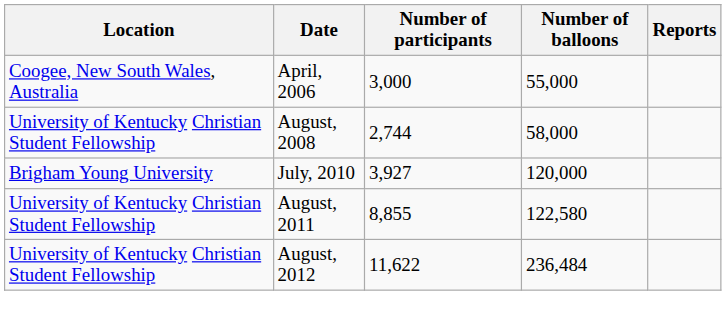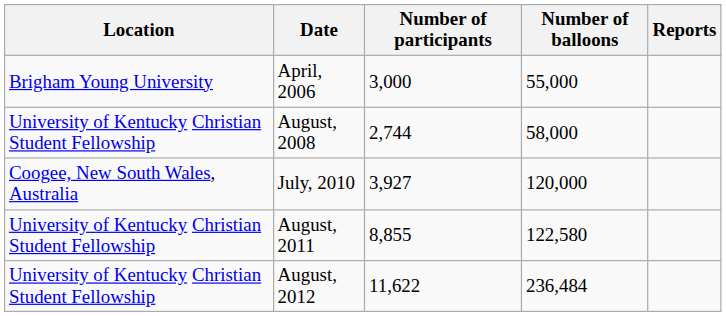(112, 81) Coogee, New South Wales, Australia -> (111, 81) Brigham Young University
(111, 173) Brigham Young University -> (112, 183) Coogee, New South Wales, Australia
